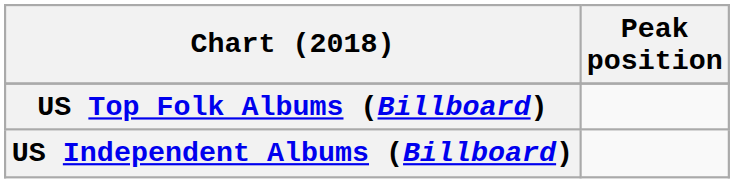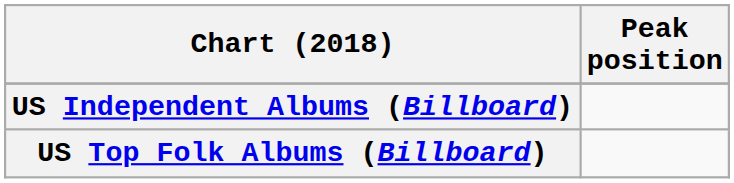rows swapped: (292, 153) <-> (292, 107)
